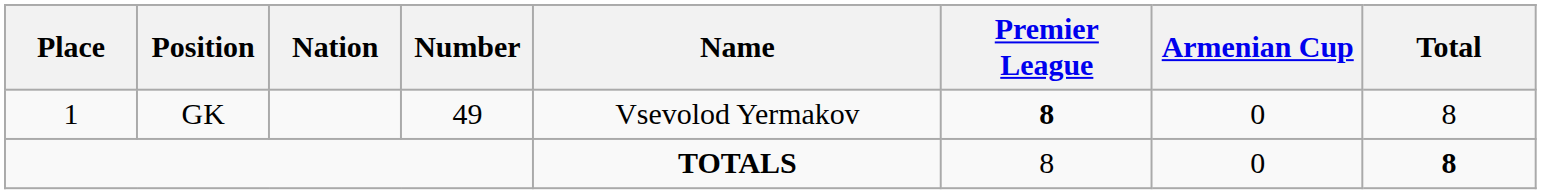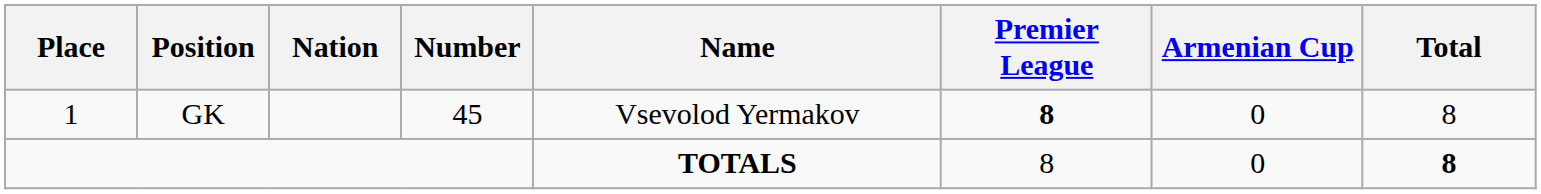(467, 114) 49 -> (467, 114) 45
